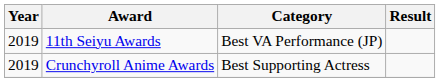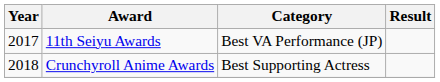(23, 41) 2019 -> (23, 41) 2017
(23, 65) 2019 -> (23, 65) 2018
